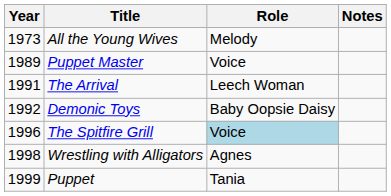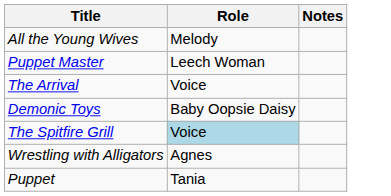- column: (24, 16)
(228, 62) Voice -> (218, 62) Leech Woman
(257, 86) Leech Woman -> (188, 86) Voice
